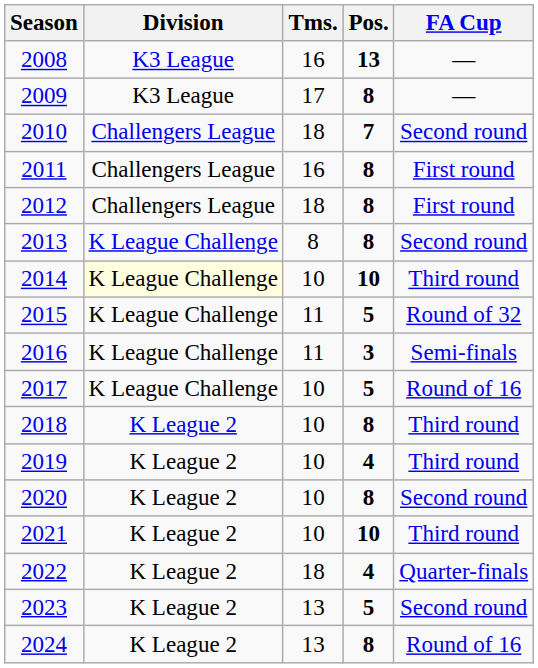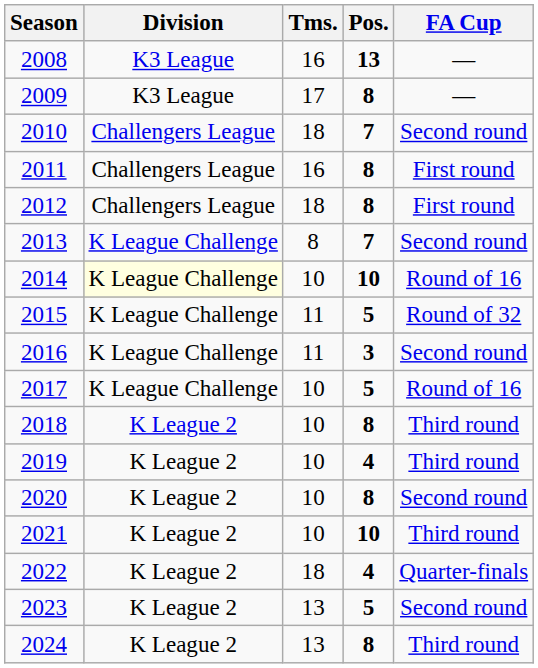(369, 242) 8 -> (369, 242) 7
(464, 278) Third round -> (464, 278) Round of 16
(464, 351) Semi-finals -> (464, 351) Second round
(464, 643) Round of 16 -> (464, 643) Third round
